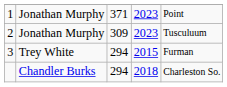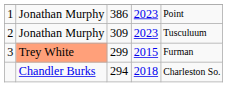(119, 14) 371 -> (119, 14) 386
(46, 52) no background -> (46, 52) lightsalmon background
(119, 52) 294 -> (119, 52) 299
